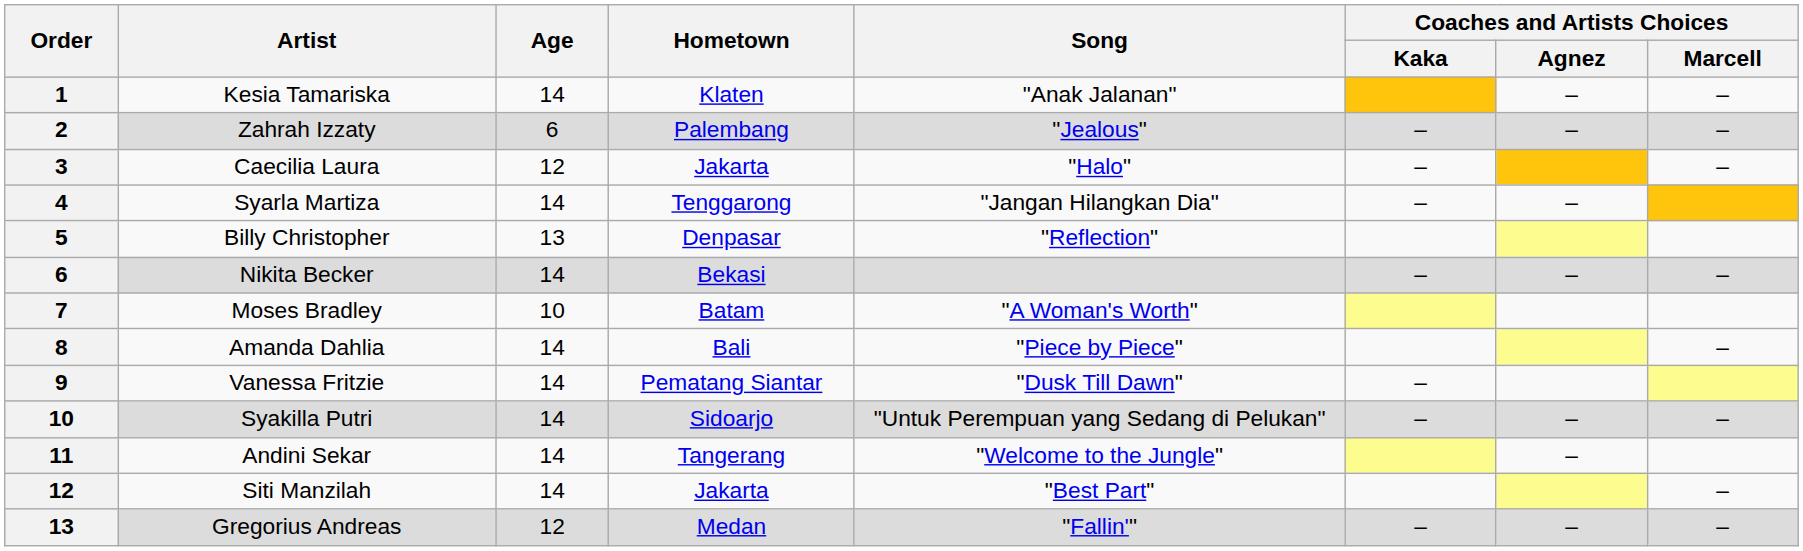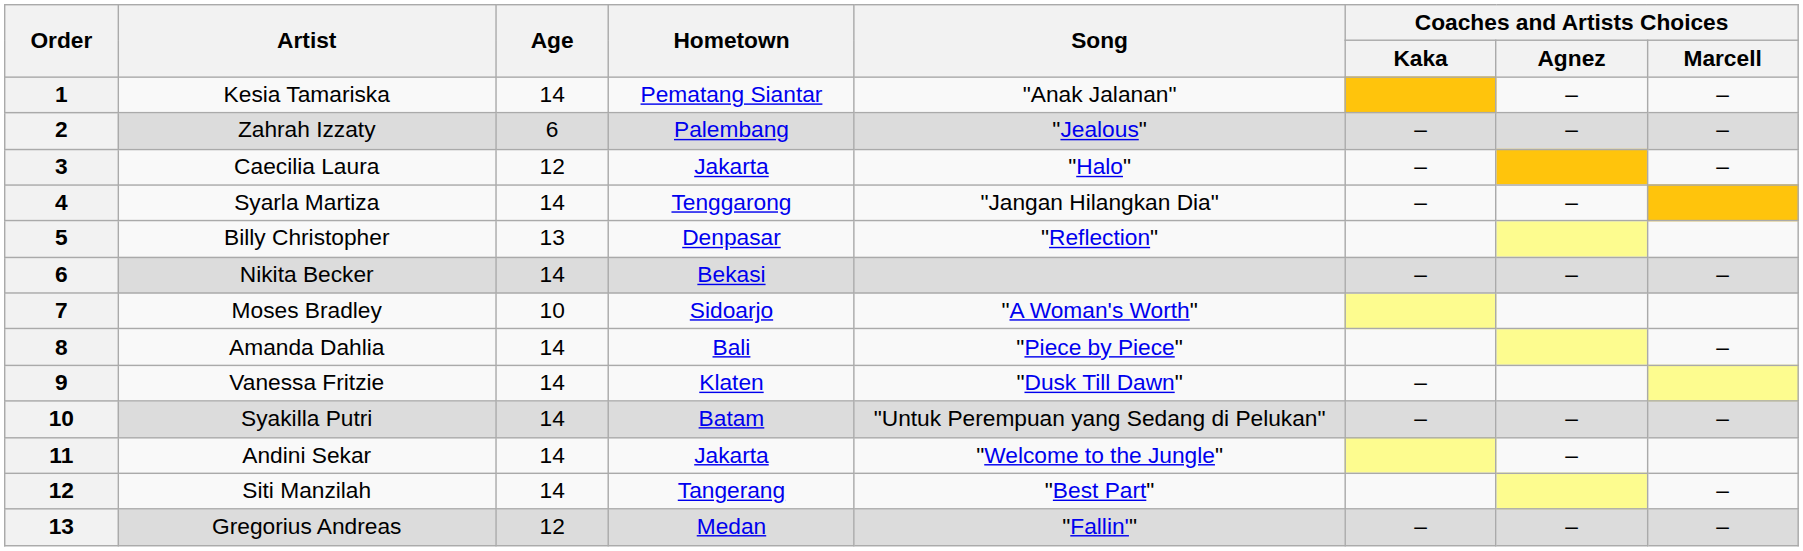(731, 94) Klaten -> (731, 94) Pematang Siantar
(731, 310) Batam -> (731, 310) Sidoarjo
(731, 382) Pematang Siantar -> (731, 382) Klaten
(731, 418) Sidoarjo -> (731, 418) Batam
(731, 454) Tangerang -> (731, 454) Jakarta
(731, 490) Jakarta -> (731, 490) Tangerang
